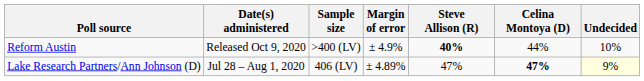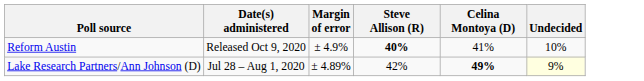- column: (336, 21)
(538, 47) 44% -> (483, 47) 41%
(451, 66) 47% -> (397, 66) 42%
(538, 66) 47% -> (483, 66) 49%
